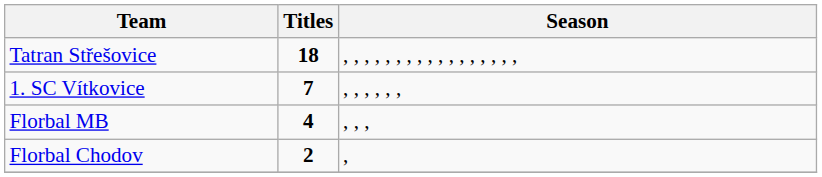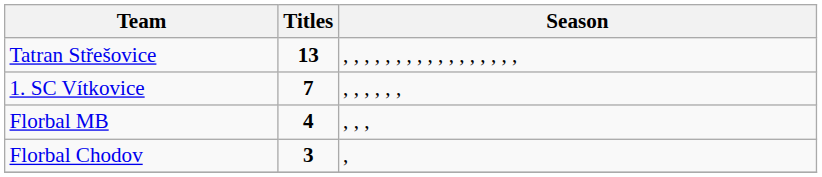(308, 54) 18 -> (308, 54) 13
(308, 155) 2 -> (308, 155) 3
